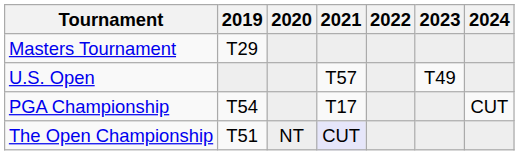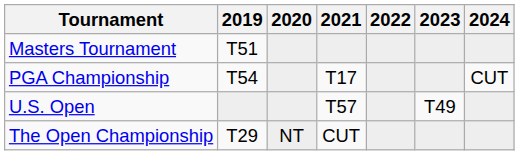(242, 48) T29 -> (242, 48) T51
rows swapped: (89, 107) <-> (52, 78)
(242, 136) T51 -> (242, 136) T29
(341, 136) lavender background -> (341, 136) no background
